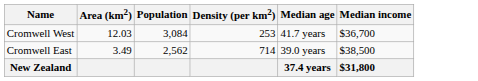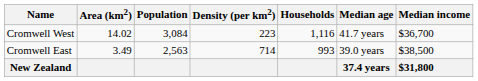+ column: (307, 14)
(120, 33) 12.03 -> (120, 33) 14.02
(267, 33) 253 -> (267, 33) 223
(175, 50) 2,562 -> (175, 50) 2,563
